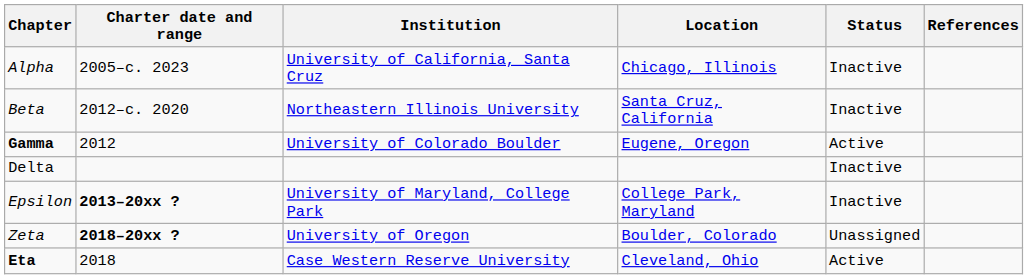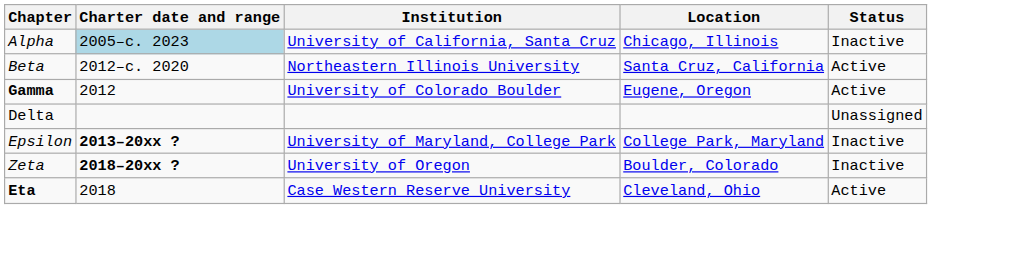- column: (973, 26)
(134, 68) no background -> (134, 42) lightblue background
(866, 110) Inactive -> (859, 67) Active
(866, 169) Inactive -> (877, 116) Unassigned
(875, 236) Unassigned -> (868, 166) Inactive
